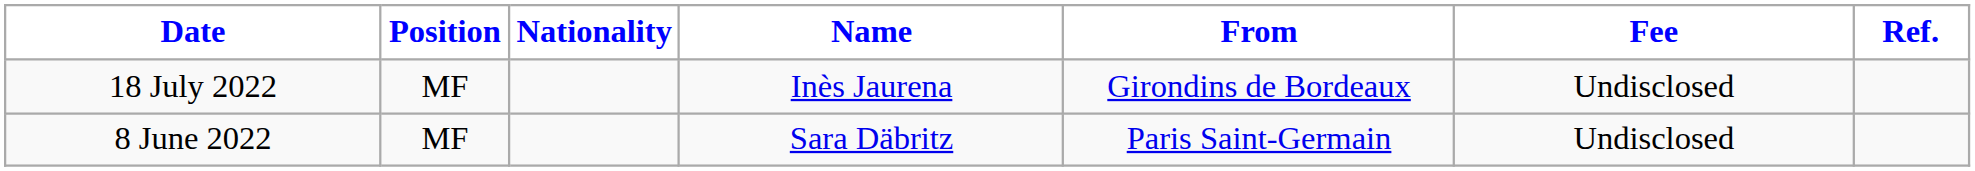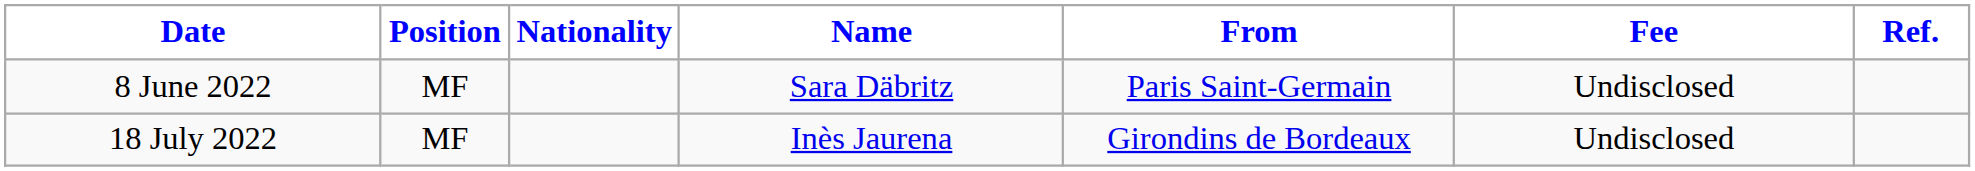rows swapped: (193, 139) <-> (193, 85)
